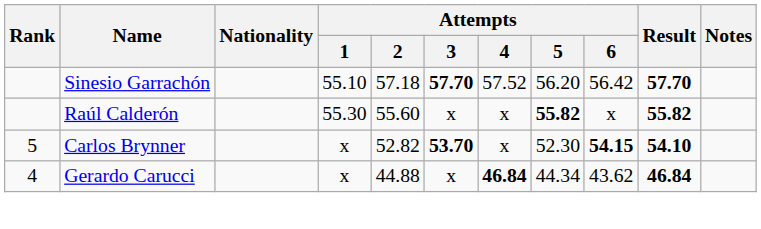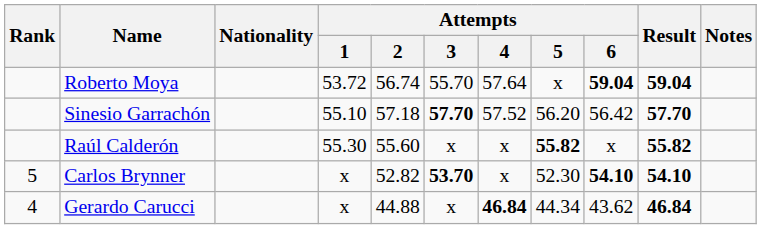+ row: (121, 82)
(611, 144) 54.15 -> (611, 176) 54.10
